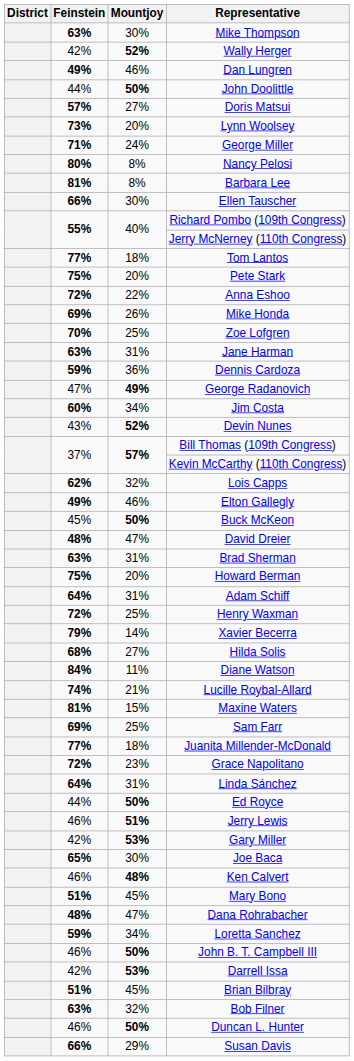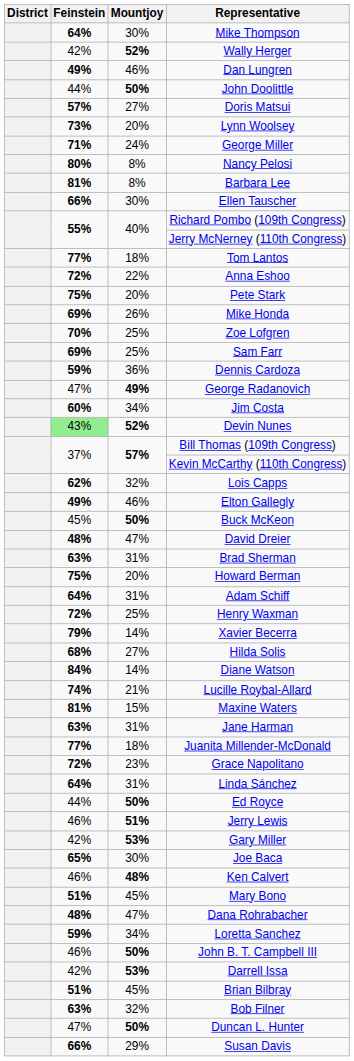(79, 32) 63% -> (79, 32) 64%
rows swapped: (258, 276) <-> (258, 295)
rows swapped: (258, 727) <-> (258, 351)
(79, 426) no background -> (79, 426) lightgreen background
(137, 671) 11% -> (137, 671) 14%
(79, 1027) 46% -> (79, 1027) 47%
